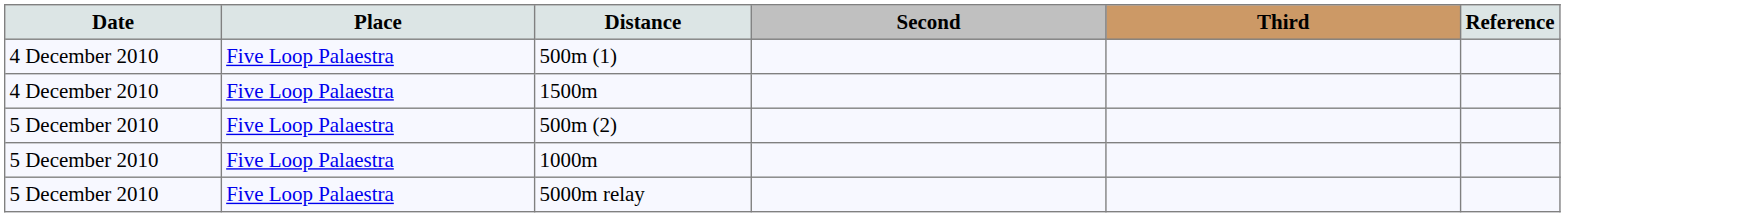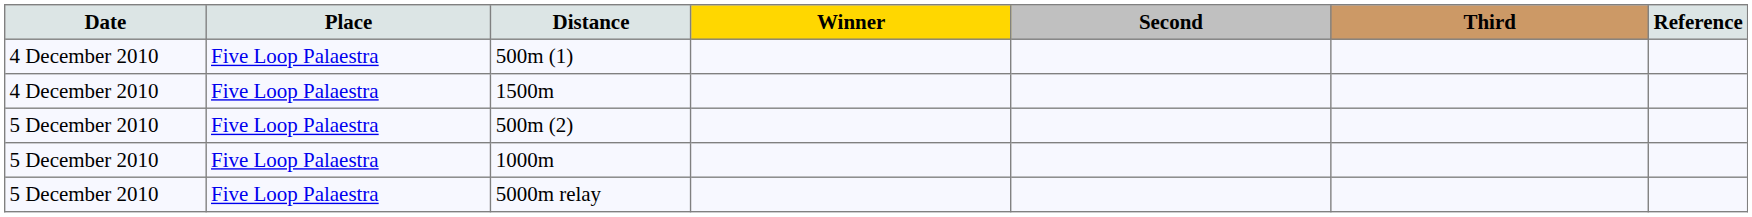+ column: (851, 21)
